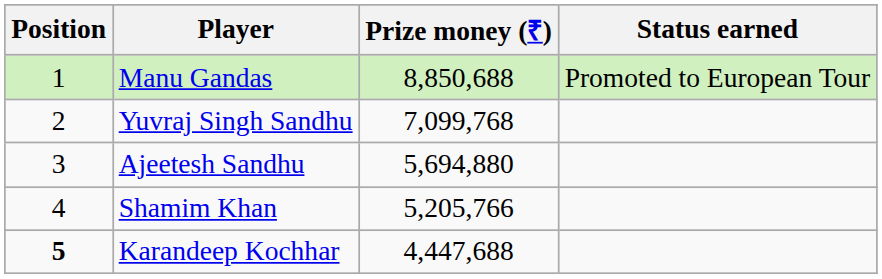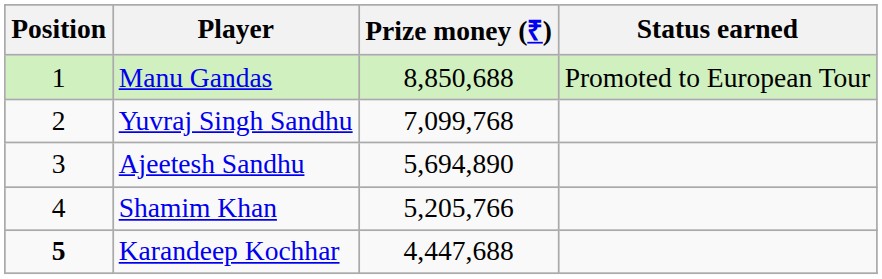(459, 164) 5,694,880 -> (459, 164) 5,694,890
